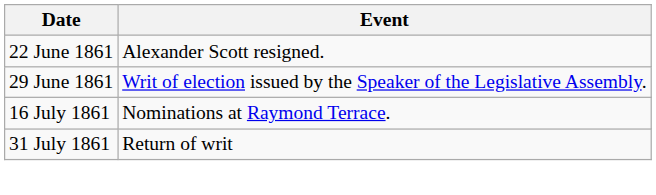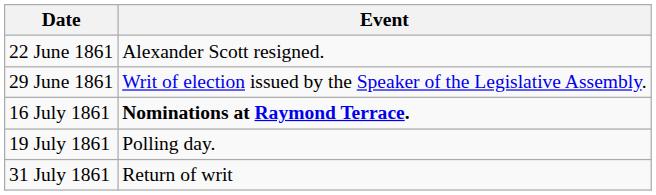(256, 112) normal -> (266, 112) bold
+ row: (60, 143)
